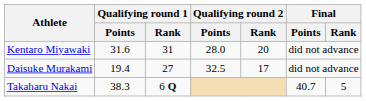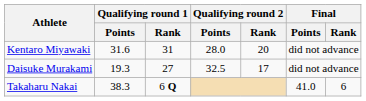(120, 68) 19.4 -> (120, 68) 19.3
(306, 87) 40.7 -> (306, 87) 41.0
(343, 87) 5 -> (343, 87) 6
